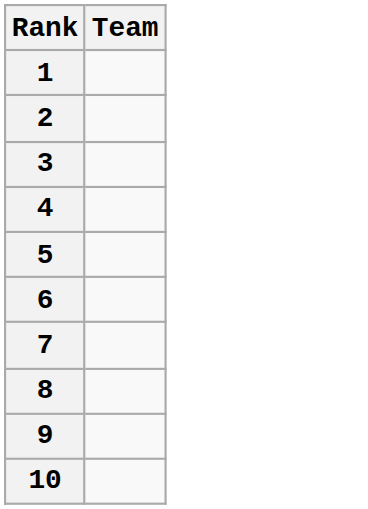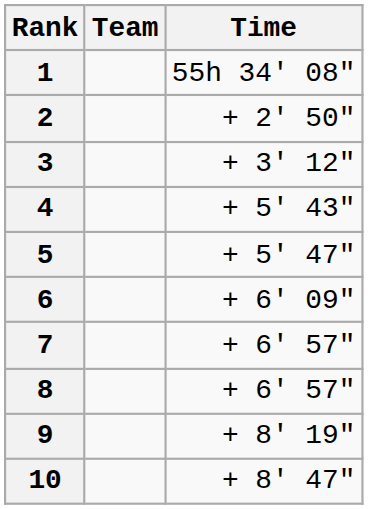+ column: (264, 28)
